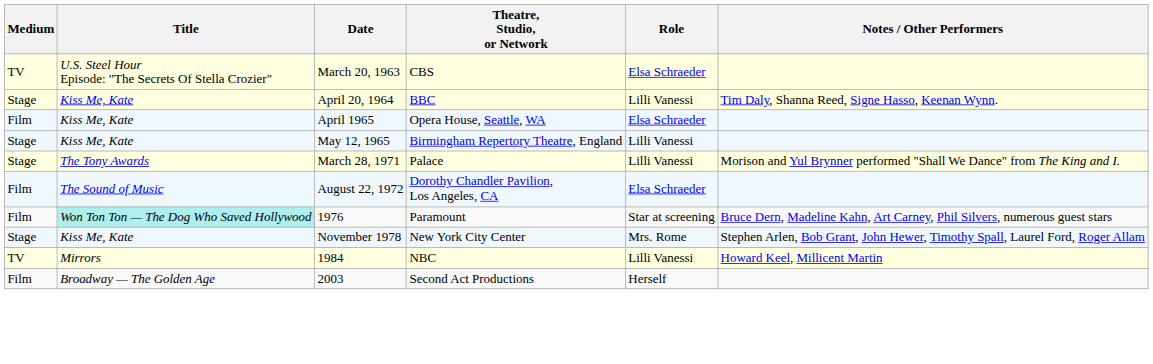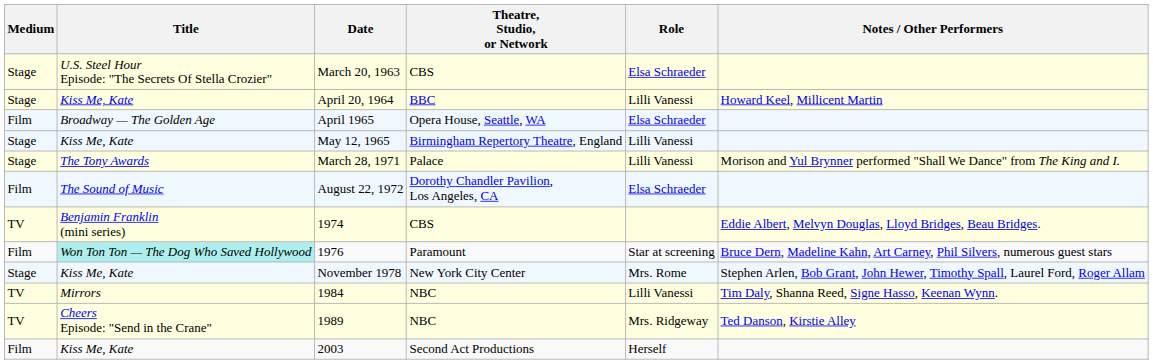(16, 71) TV -> (22, 71) Stage
(859, 99) Tim Daly, Shanna Reed, Signe Hasso, Keenan Wynn. -> (802, 99) Howard Keel, Millicent Martin
(97, 120) Kiss Me, Kate -> (138, 120) Broadway — The Golden Age
+ row: (330, 224)
(802, 258) Howard Keel, Millicent Martin -> (859, 293) Tim Daly, Shanna Reed, Signe Hasso, Keenan Wynn.
+ row: (330, 321)
(138, 278) Broadway — The Golden Age -> (97, 348) Kiss Me, Kate
